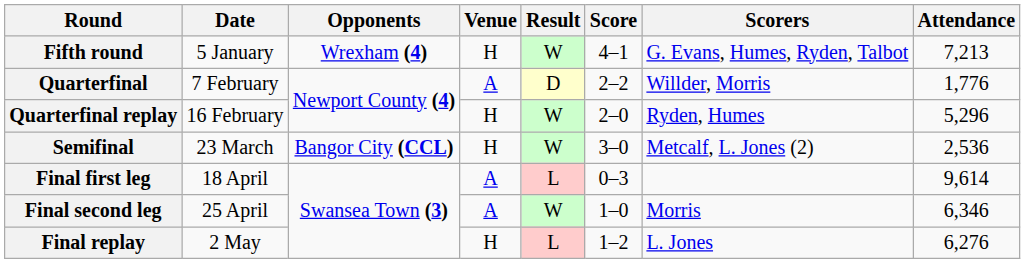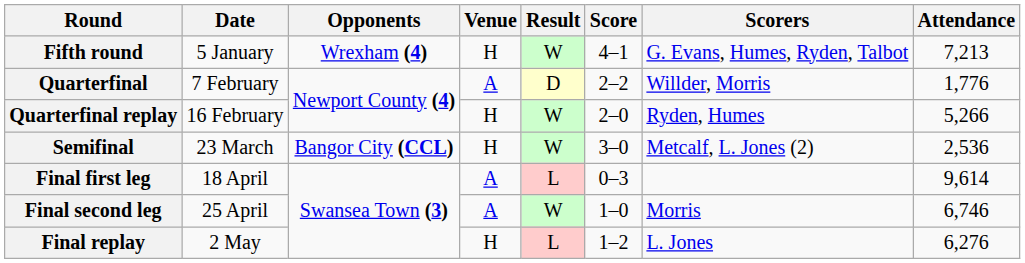(966, 115) 5,296 -> (966, 115) 5,266
(966, 210) 6,346 -> (966, 210) 6,746
